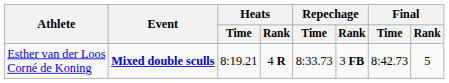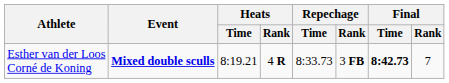(390, 61) normal -> (390, 61) bold
(427, 61) 5 -> (428, 61) 7
